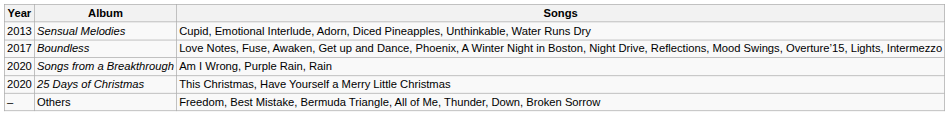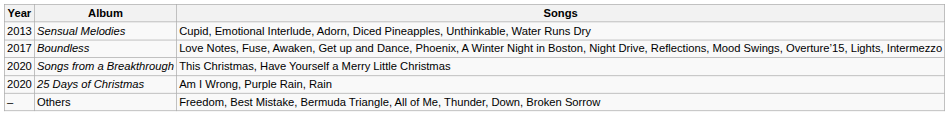(256, 66) Am I Wrong, Purple Rain, Rain -> (315, 66) This Christmas, Have Yourself a Merry Little Christmas
(315, 84) This Christmas, Have Yourself a Merry Little Christmas -> (256, 84) Am I Wrong, Purple Rain, Rain
